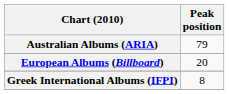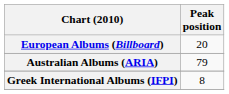rows swapped: (92, 44) <-> (92, 62)
